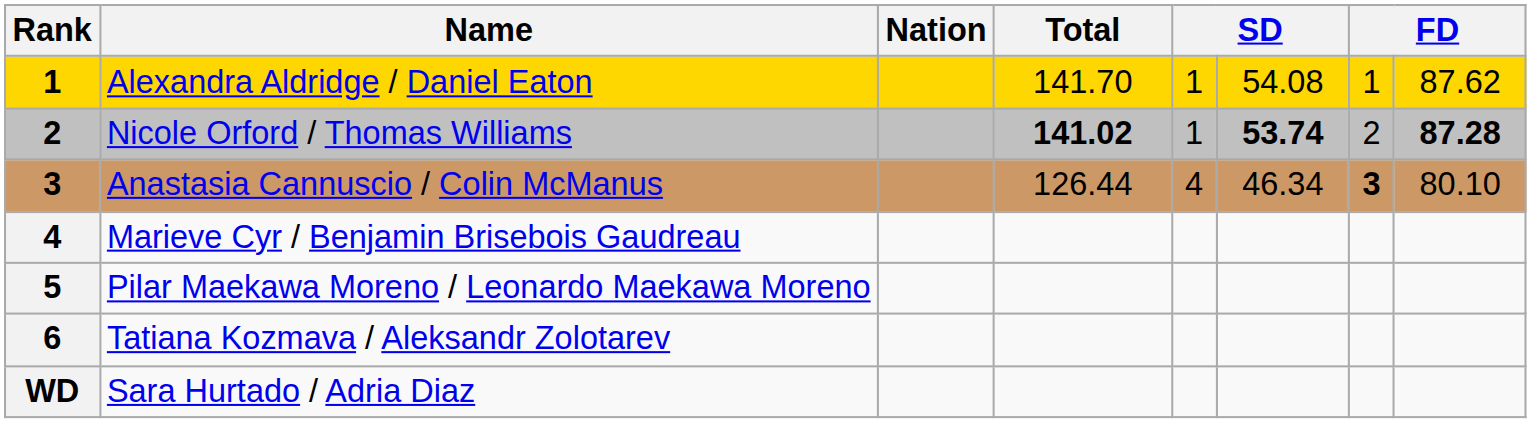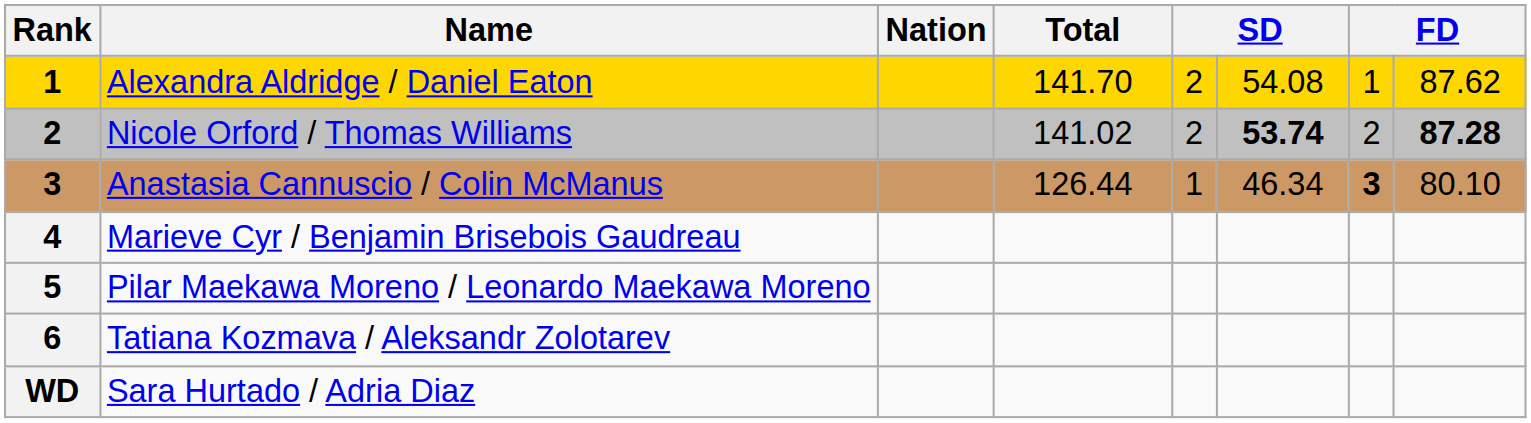(1194, 81) 1 -> (1194, 81) 2
(1083, 133) bold -> (1083, 133) normal
(1194, 133) 1 -> (1194, 133) 2
(1194, 184) 4 -> (1194, 184) 1
